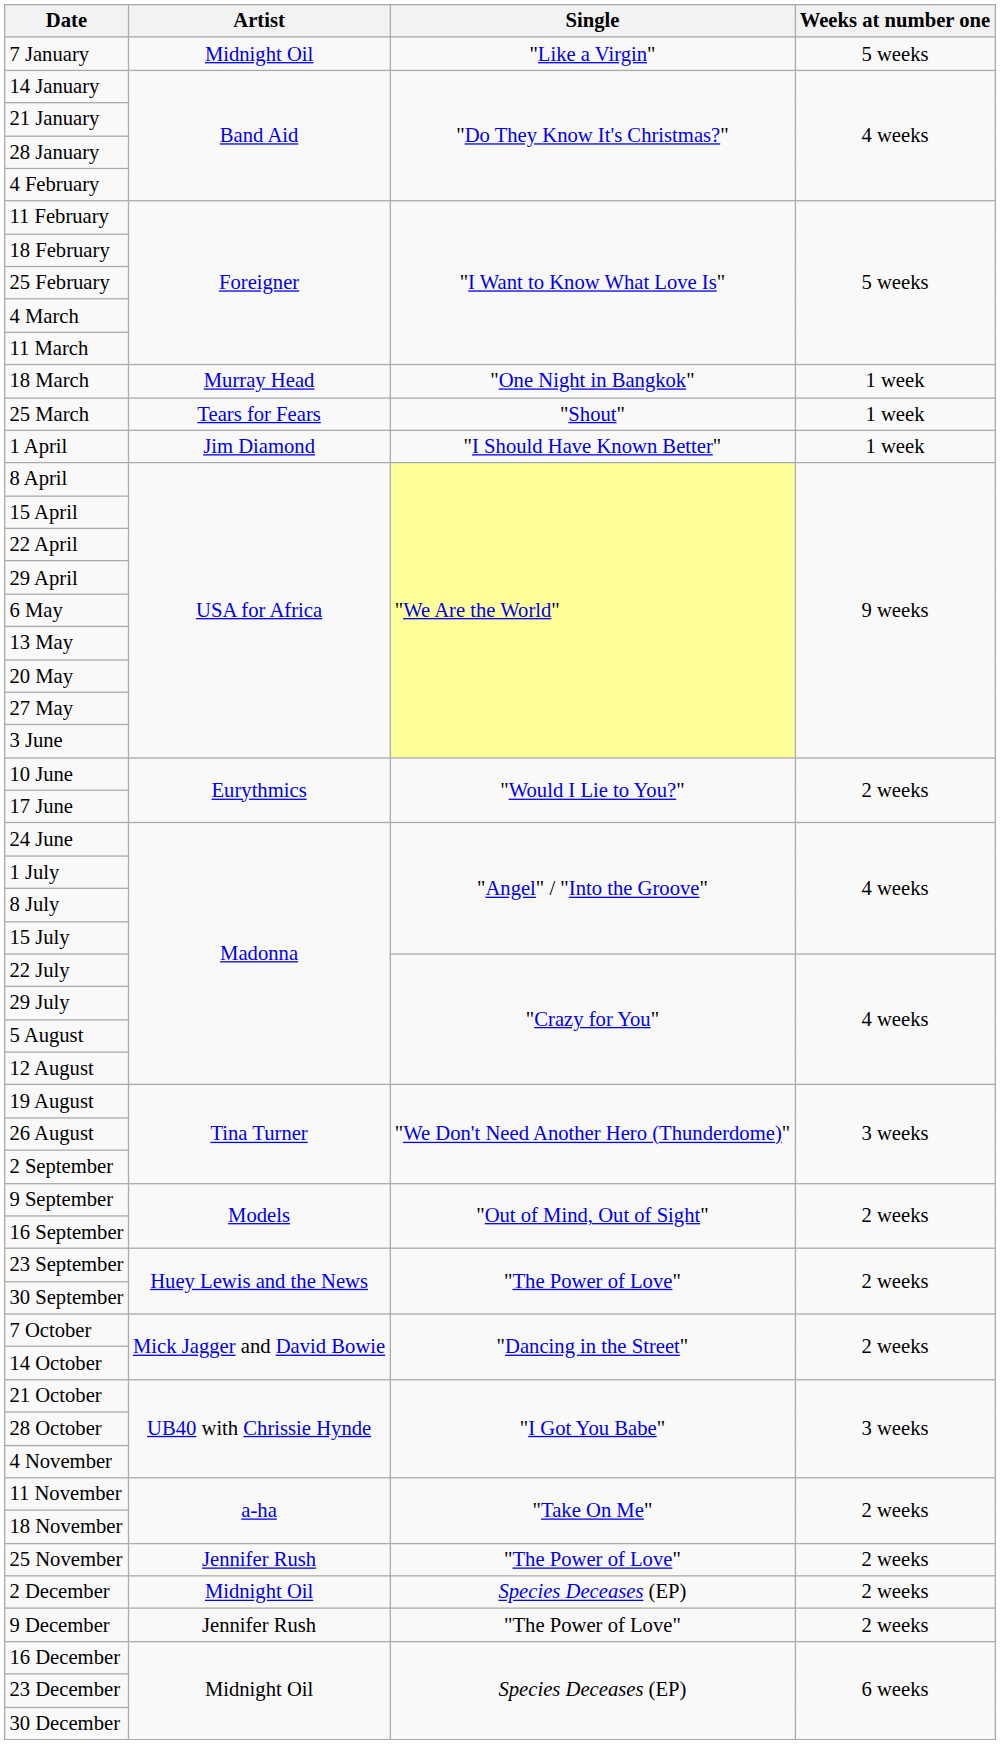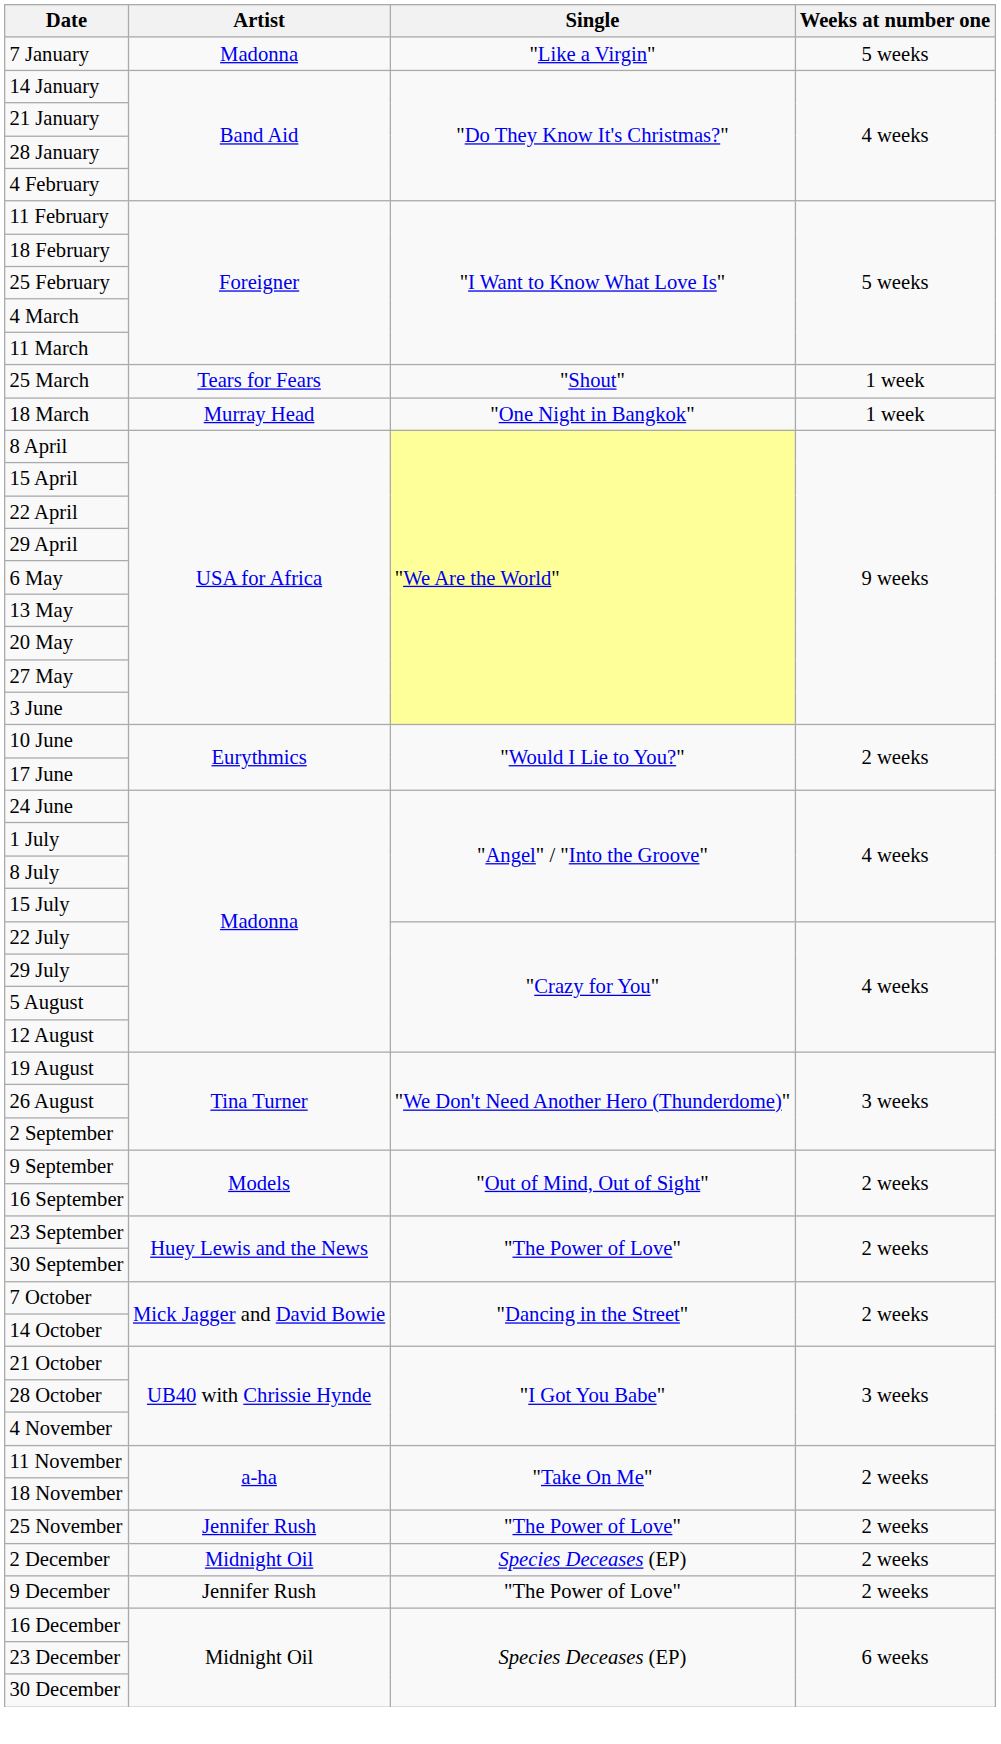(259, 53) Midnight Oil -> (259, 53) Madonna
rows swapped: (49, 380) <-> (49, 413)
- row: (38, 446)
